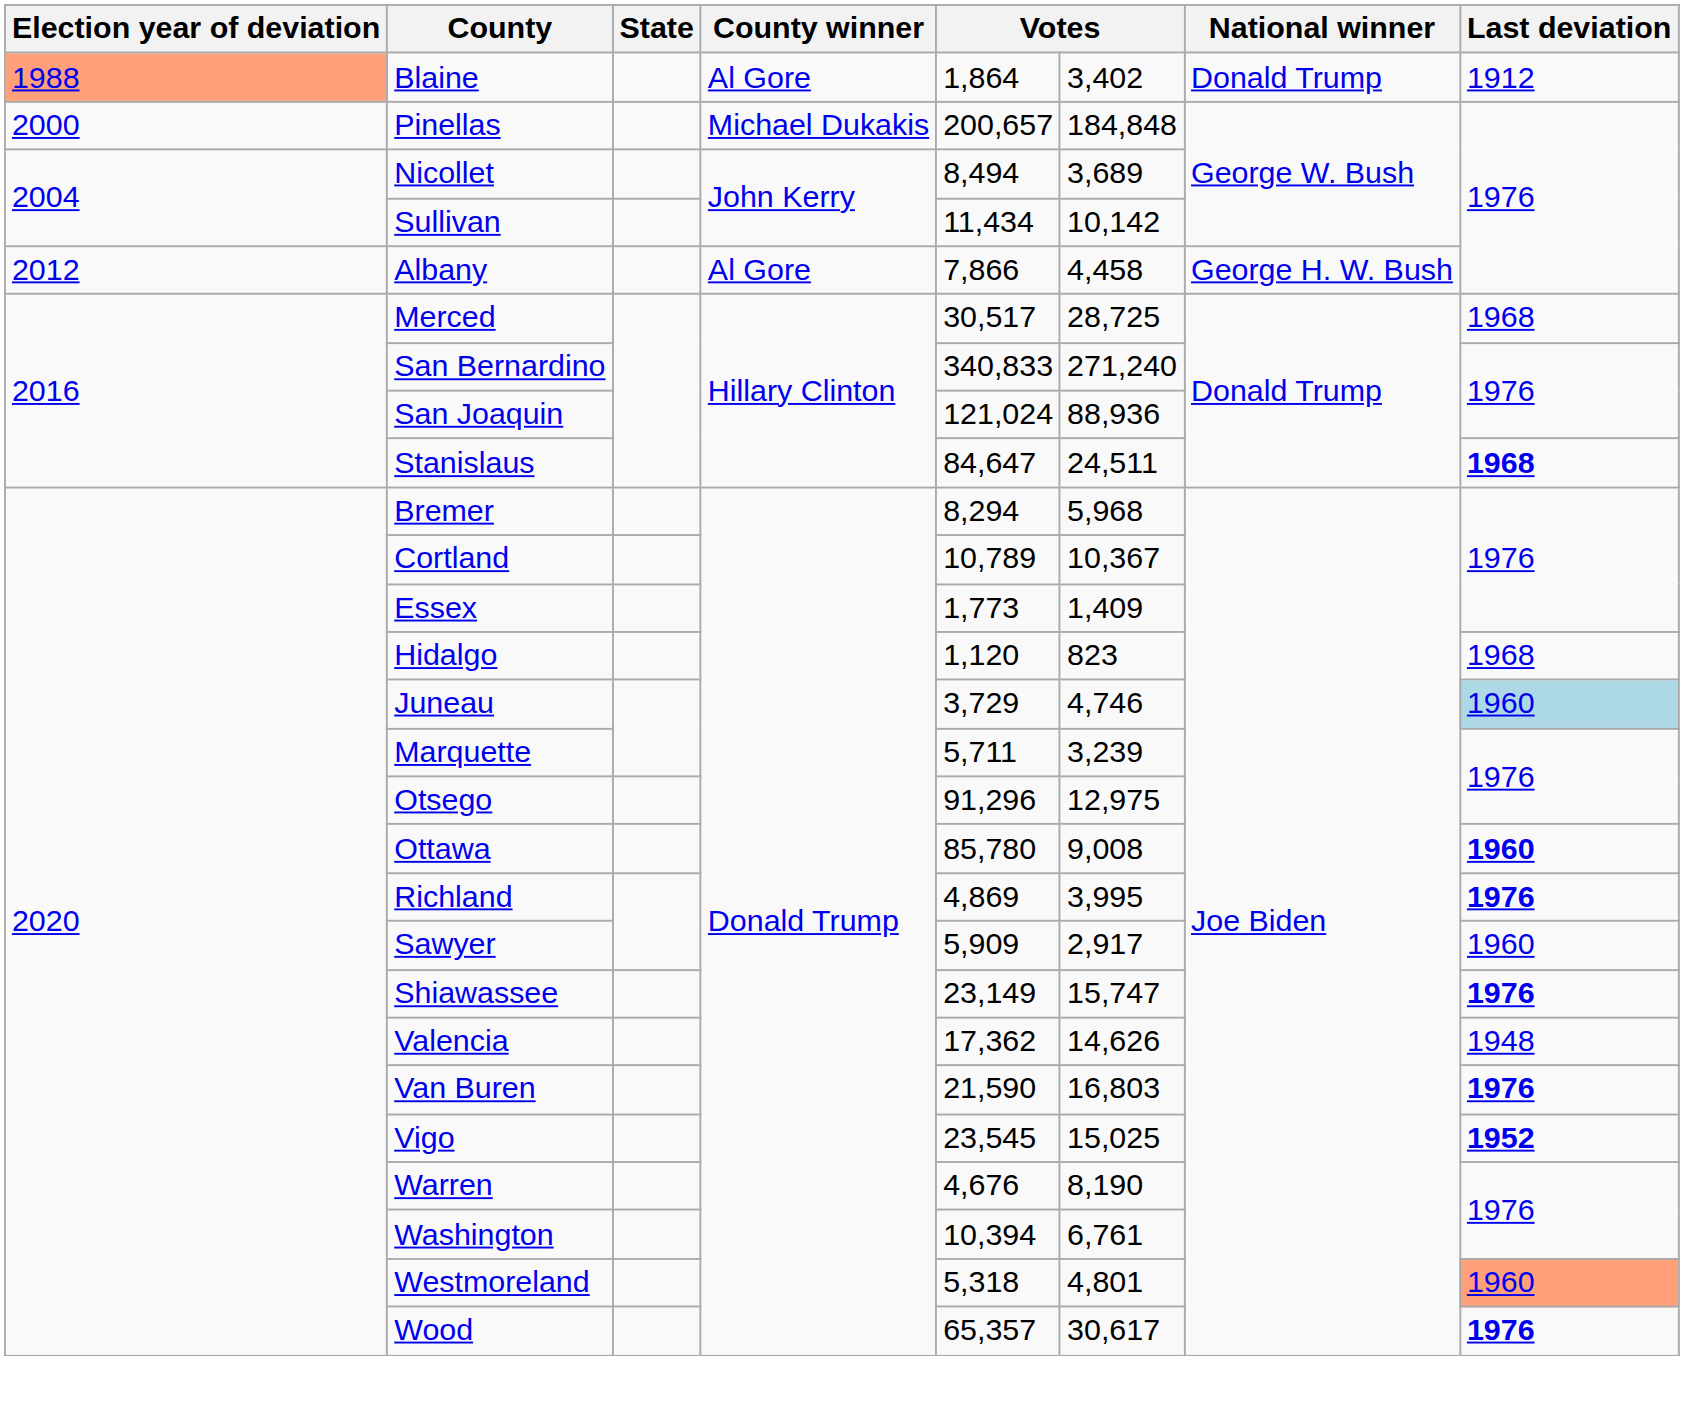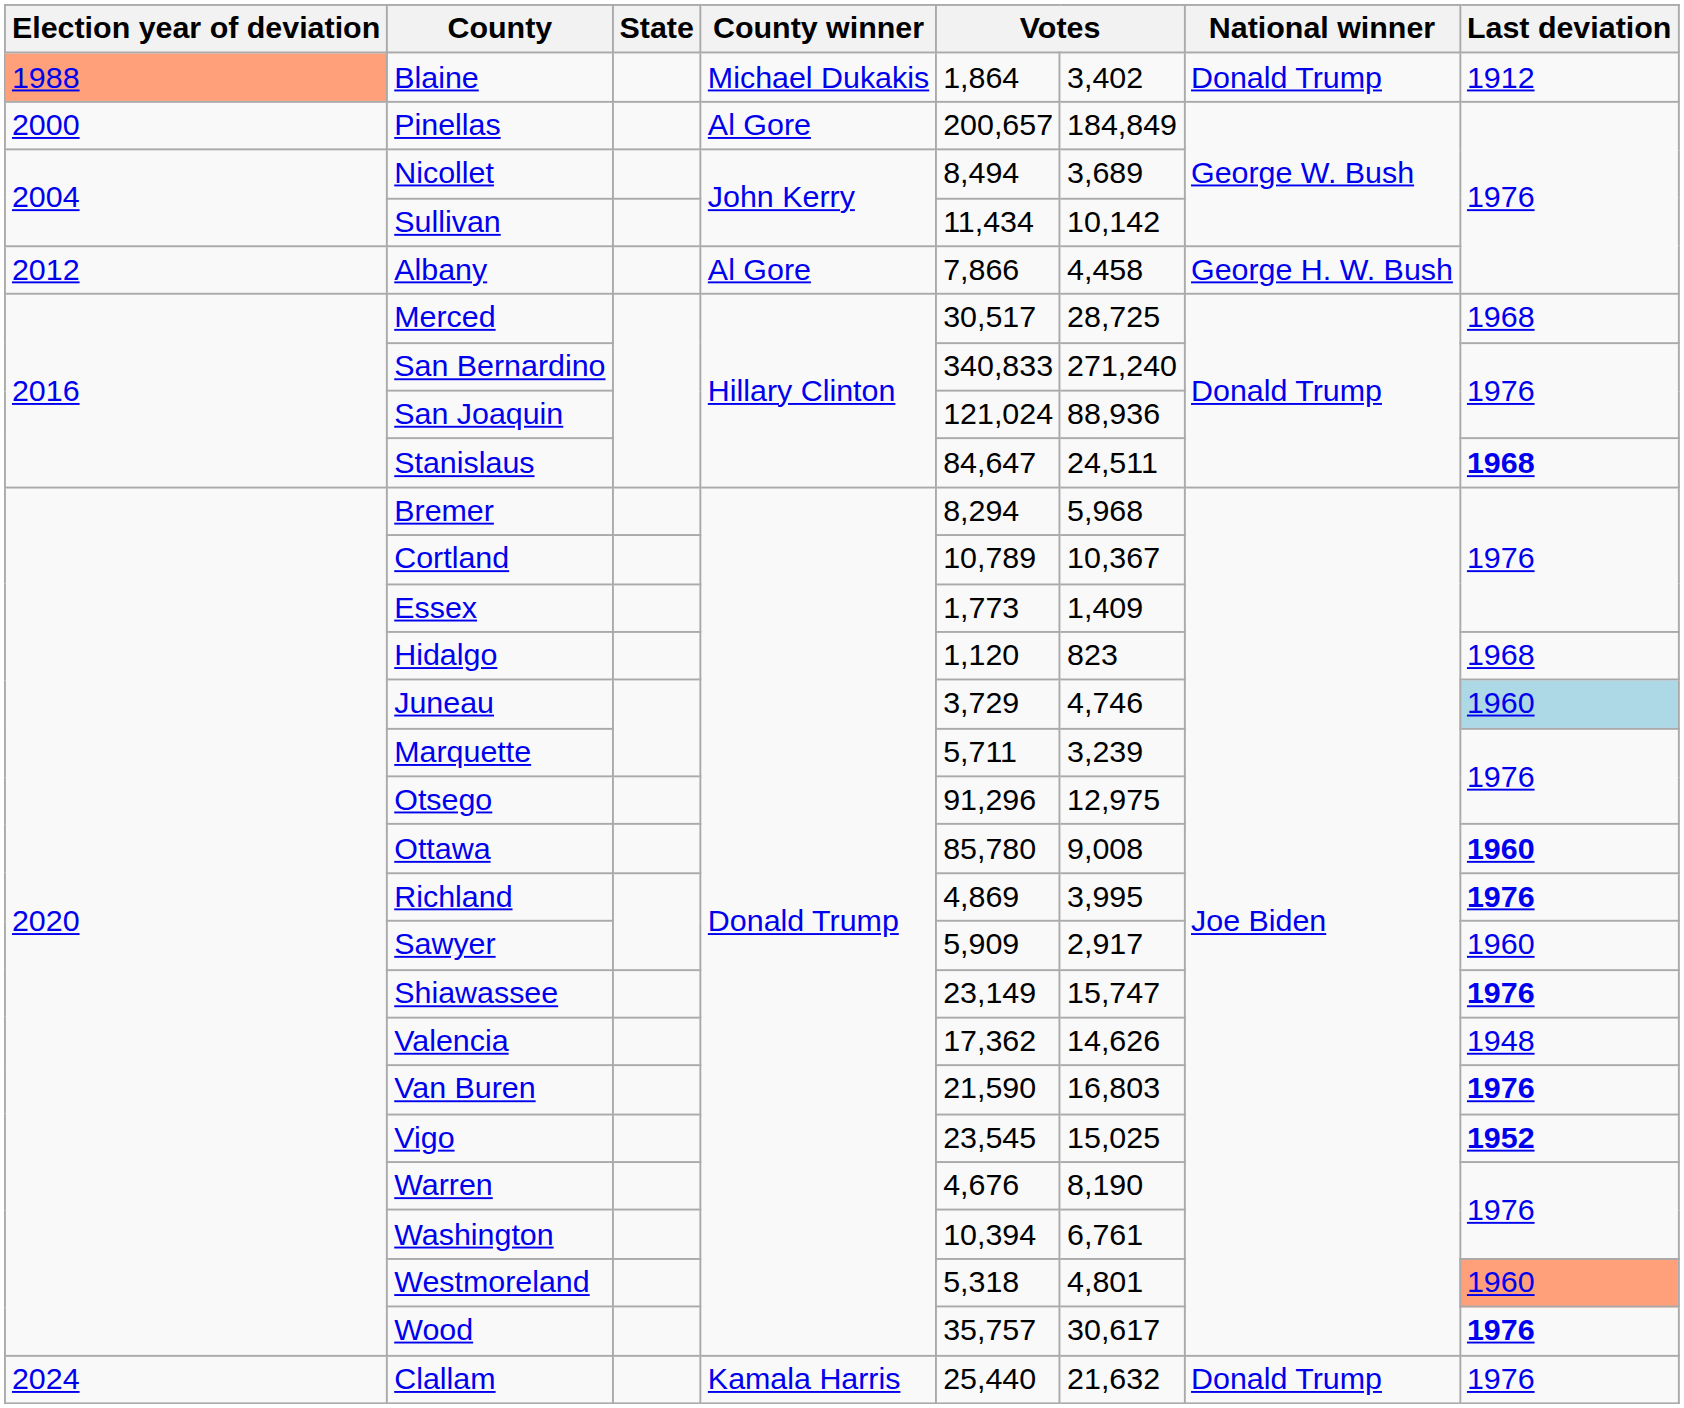(759, 76) Al Gore -> (819, 76) Michael Dukakis
(819, 125) Michael Dukakis -> (759, 125) Al Gore
(1122, 125) 184,848 -> (1122, 125) 184,849
(990, 1330) 65,357 -> (990, 1330) 35,757
+ row: (445, 1378)
